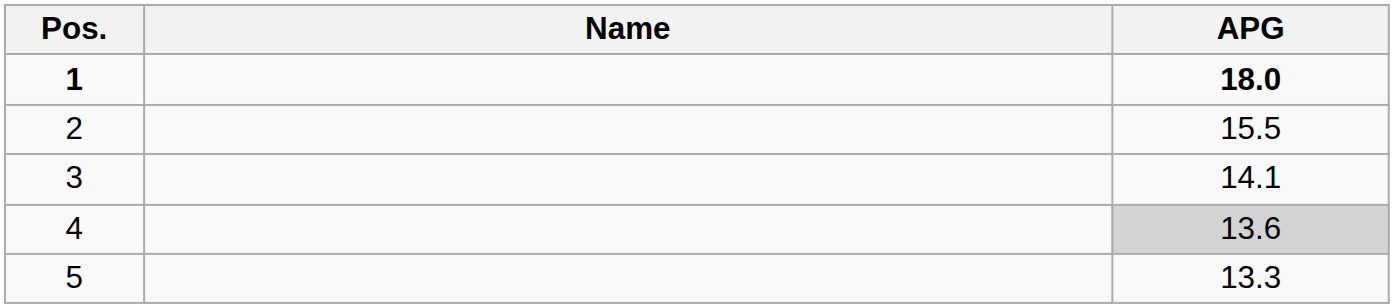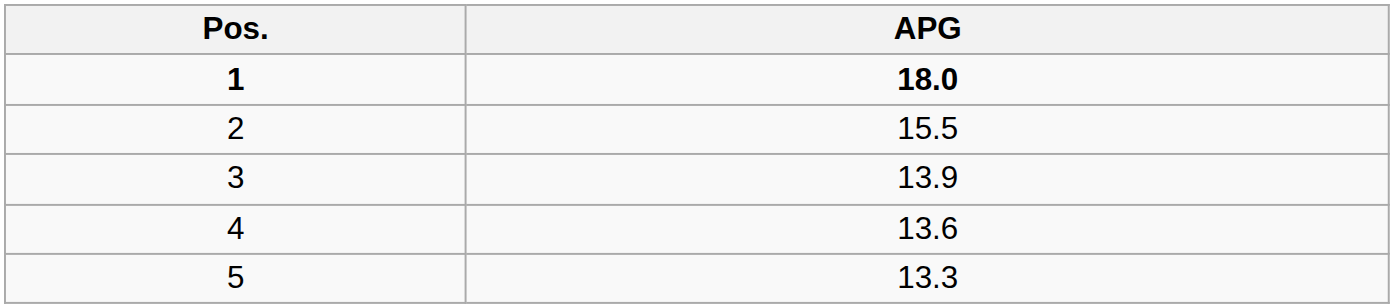- column: (628, 29)
(1251, 178) 14.1 -> (928, 178) 13.9
(1251, 228) lightgrey background -> (928, 228) no background
